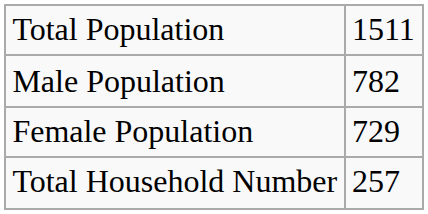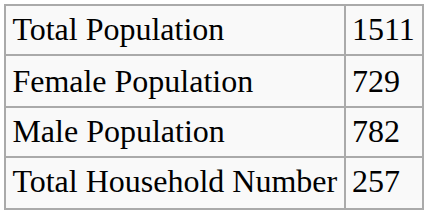rows swapped: (119, 80) <-> (133, 131)
